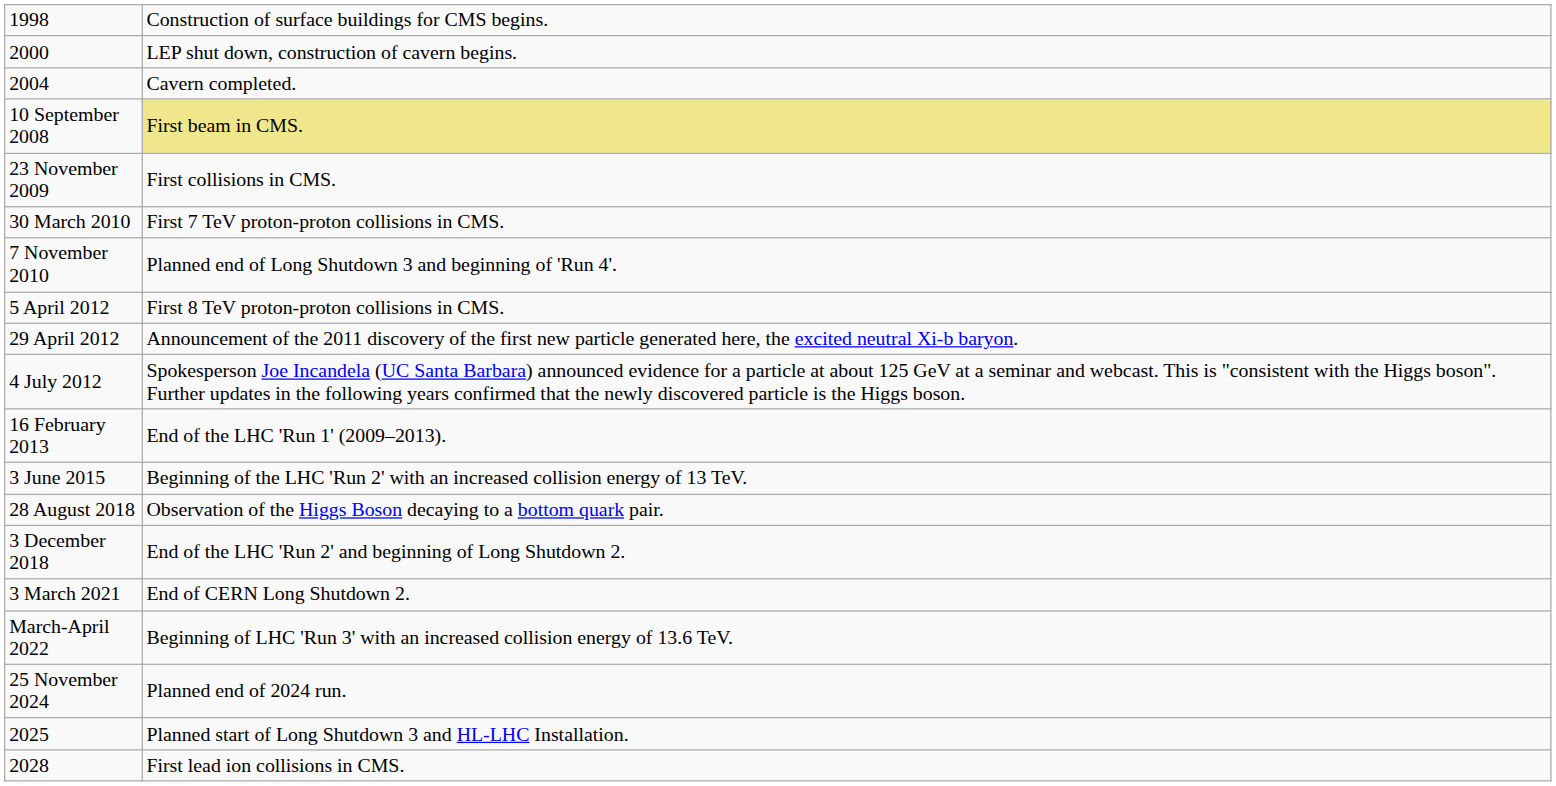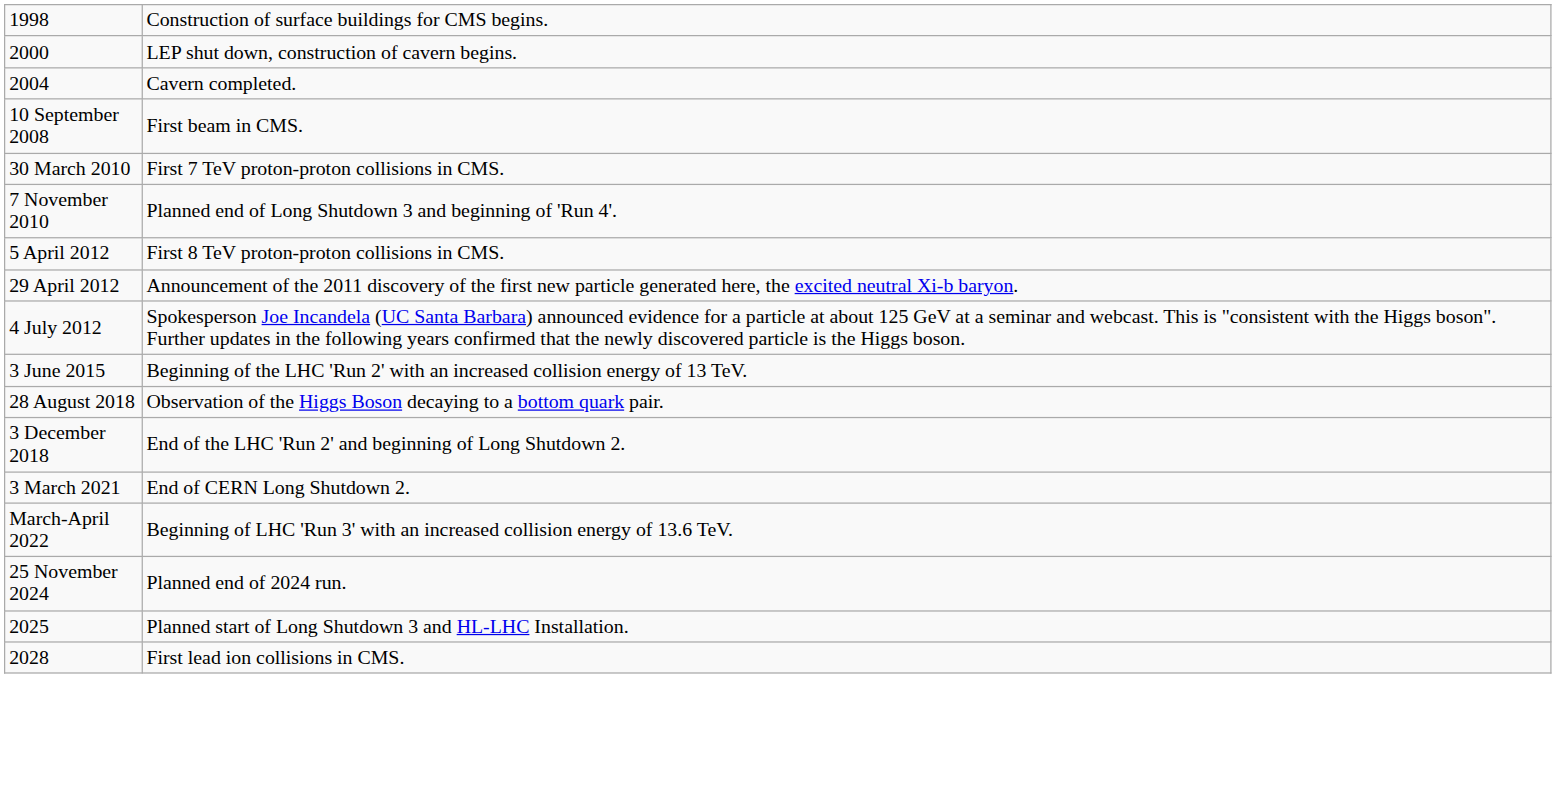(225, 125) khaki background -> (225, 125) no background
- row: (63, 179)
- row: (57, 435)
